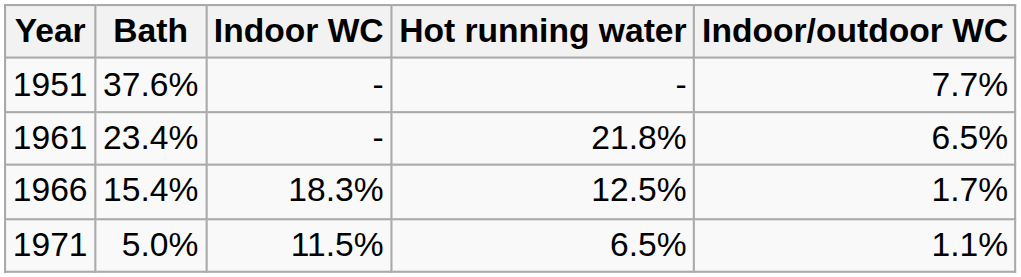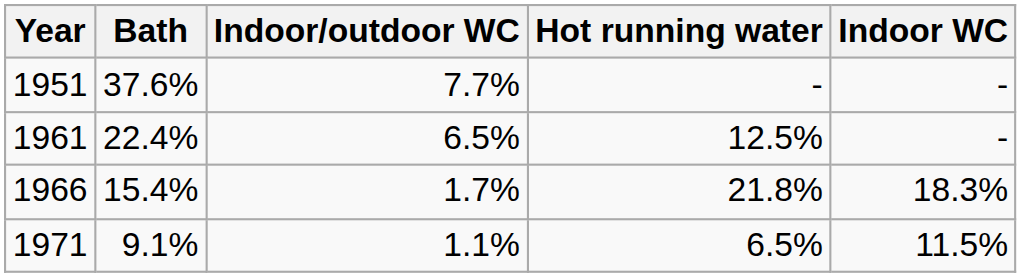columns swapped: (855, 31) <-> (299, 31)
(151, 137) 23.4% -> (151, 137) 22.4%
(639, 137) 21.8% -> (775, 137) 12.5%
(639, 191) 12.5% -> (775, 191) 21.8%
(160, 244) 5.0% -> (160, 244) 9.1%
